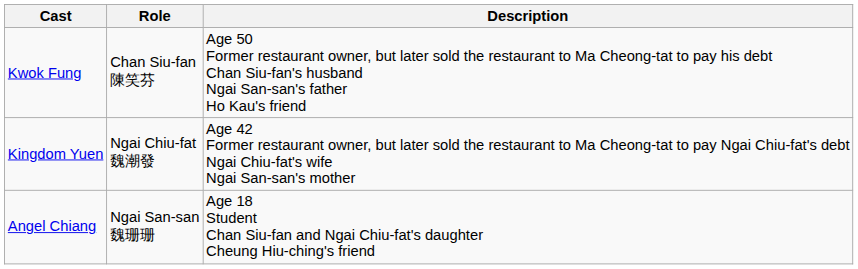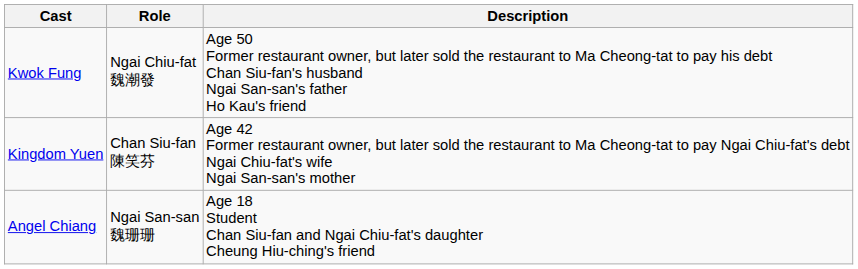(153, 71) Chan Siu-fan 陳笑芬 -> (153, 71) Ngai Chiu-fat 魏潮發
(153, 153) Ngai Chiu-fat 魏潮發 -> (153, 153) Chan Siu-fan 陳笑芬
